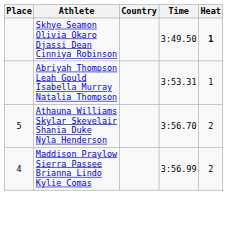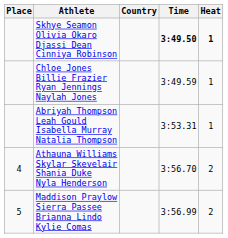(179, 40) normal -> (179, 40) bold
+ row: (71, 83)
(19, 126) 5 -> (19, 169) 4
(19, 169) 4 -> (19, 212) 5
